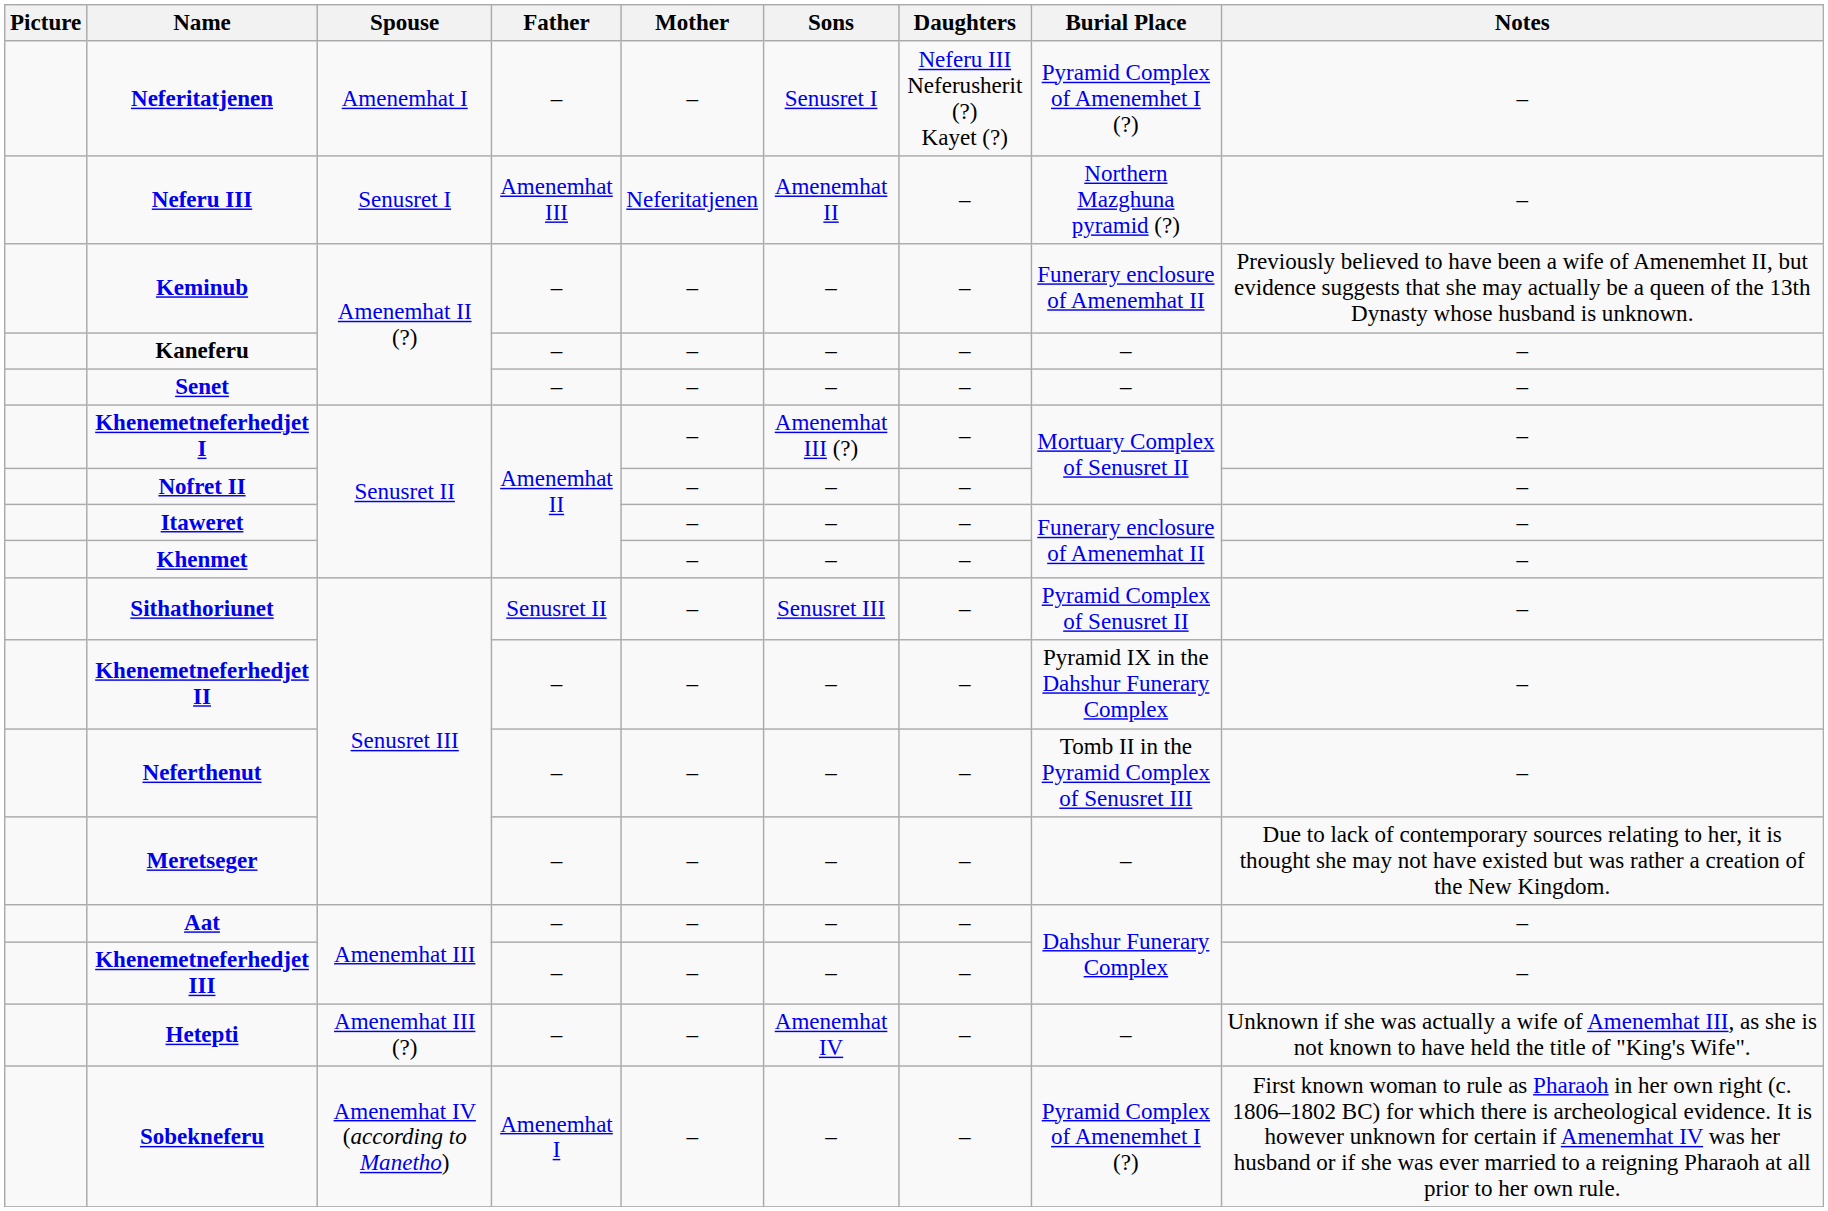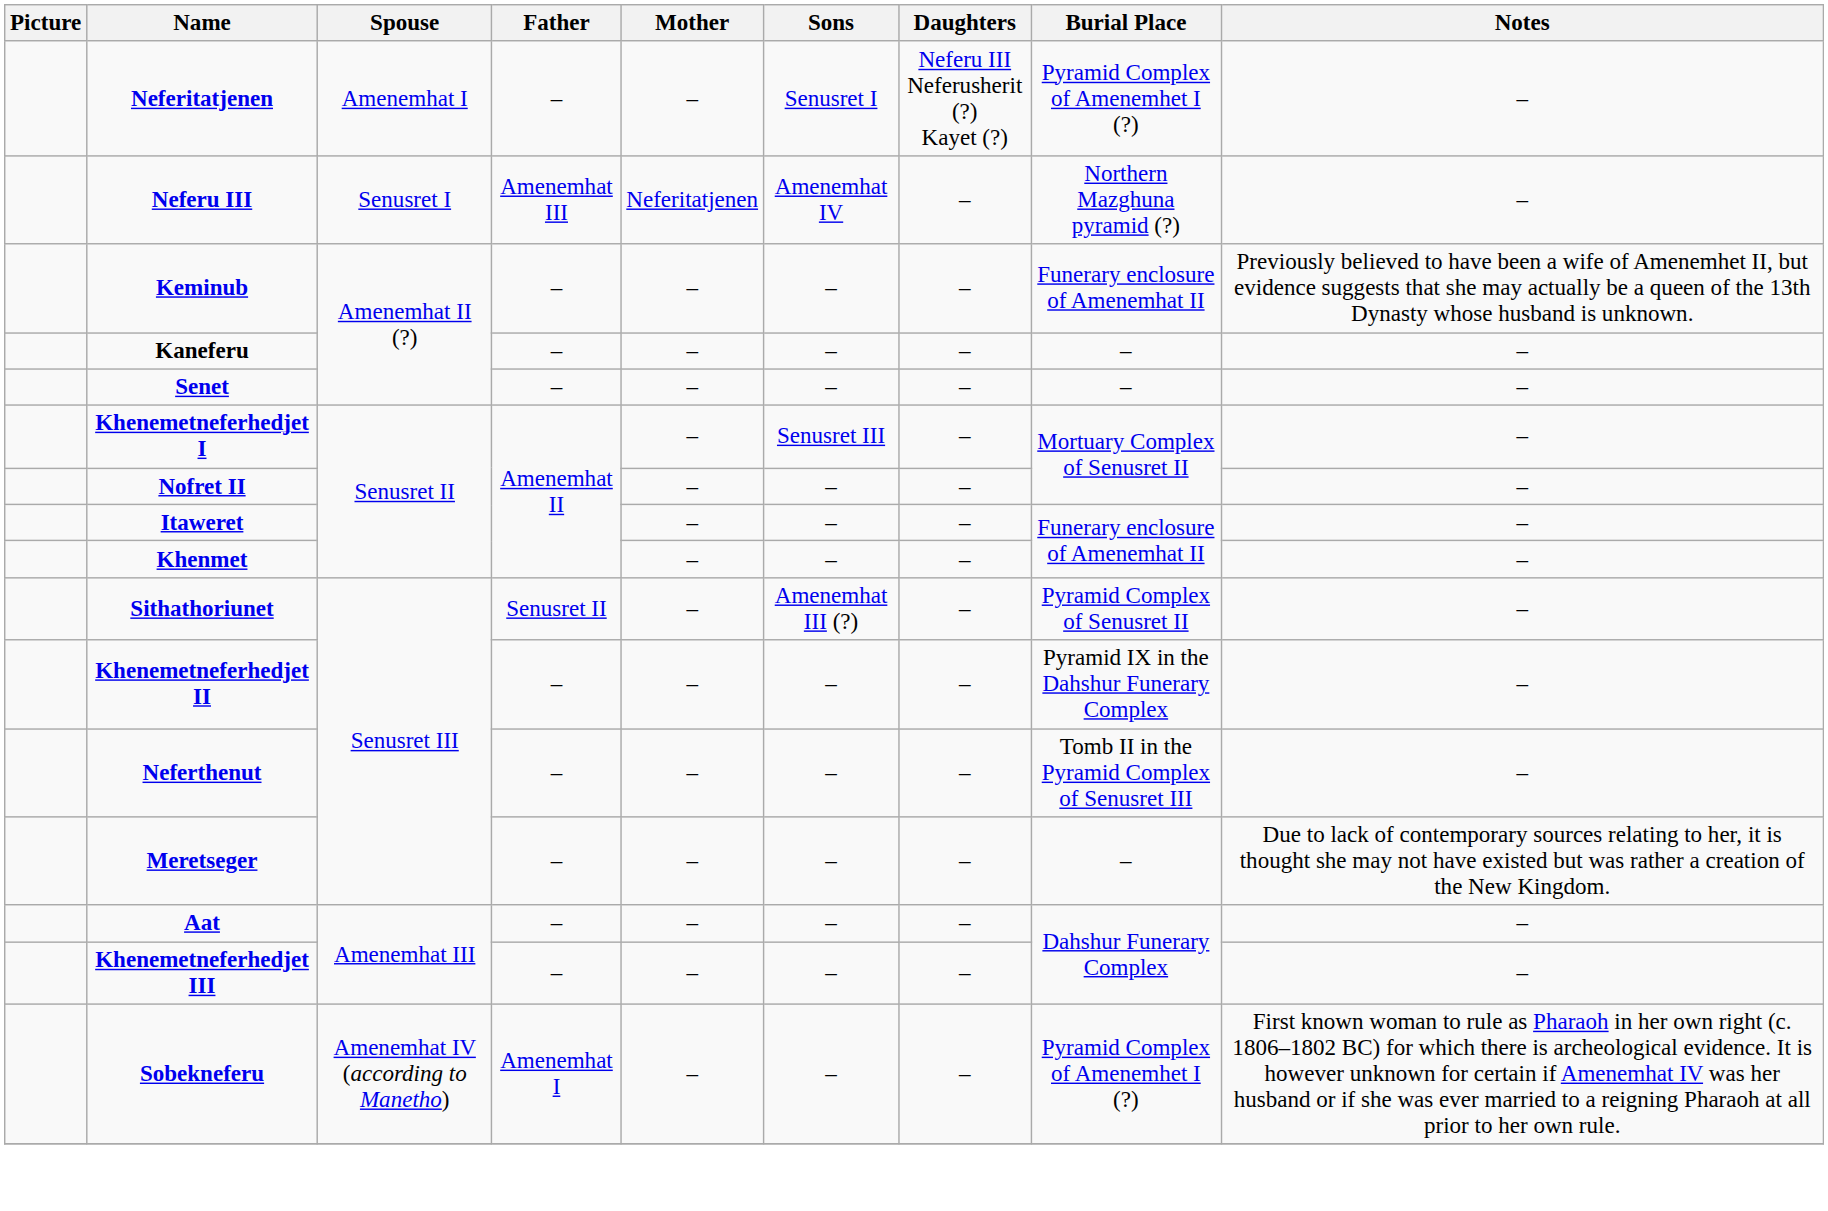(831, 199) Amenemhat II -> (831, 199) Amenemhat IV
(831, 436) Amenemhat III (?) -> (831, 436) Senusret III
(831, 608) Senusret III -> (831, 608) Amenemhat III (?)
- row: (202, 1035)
